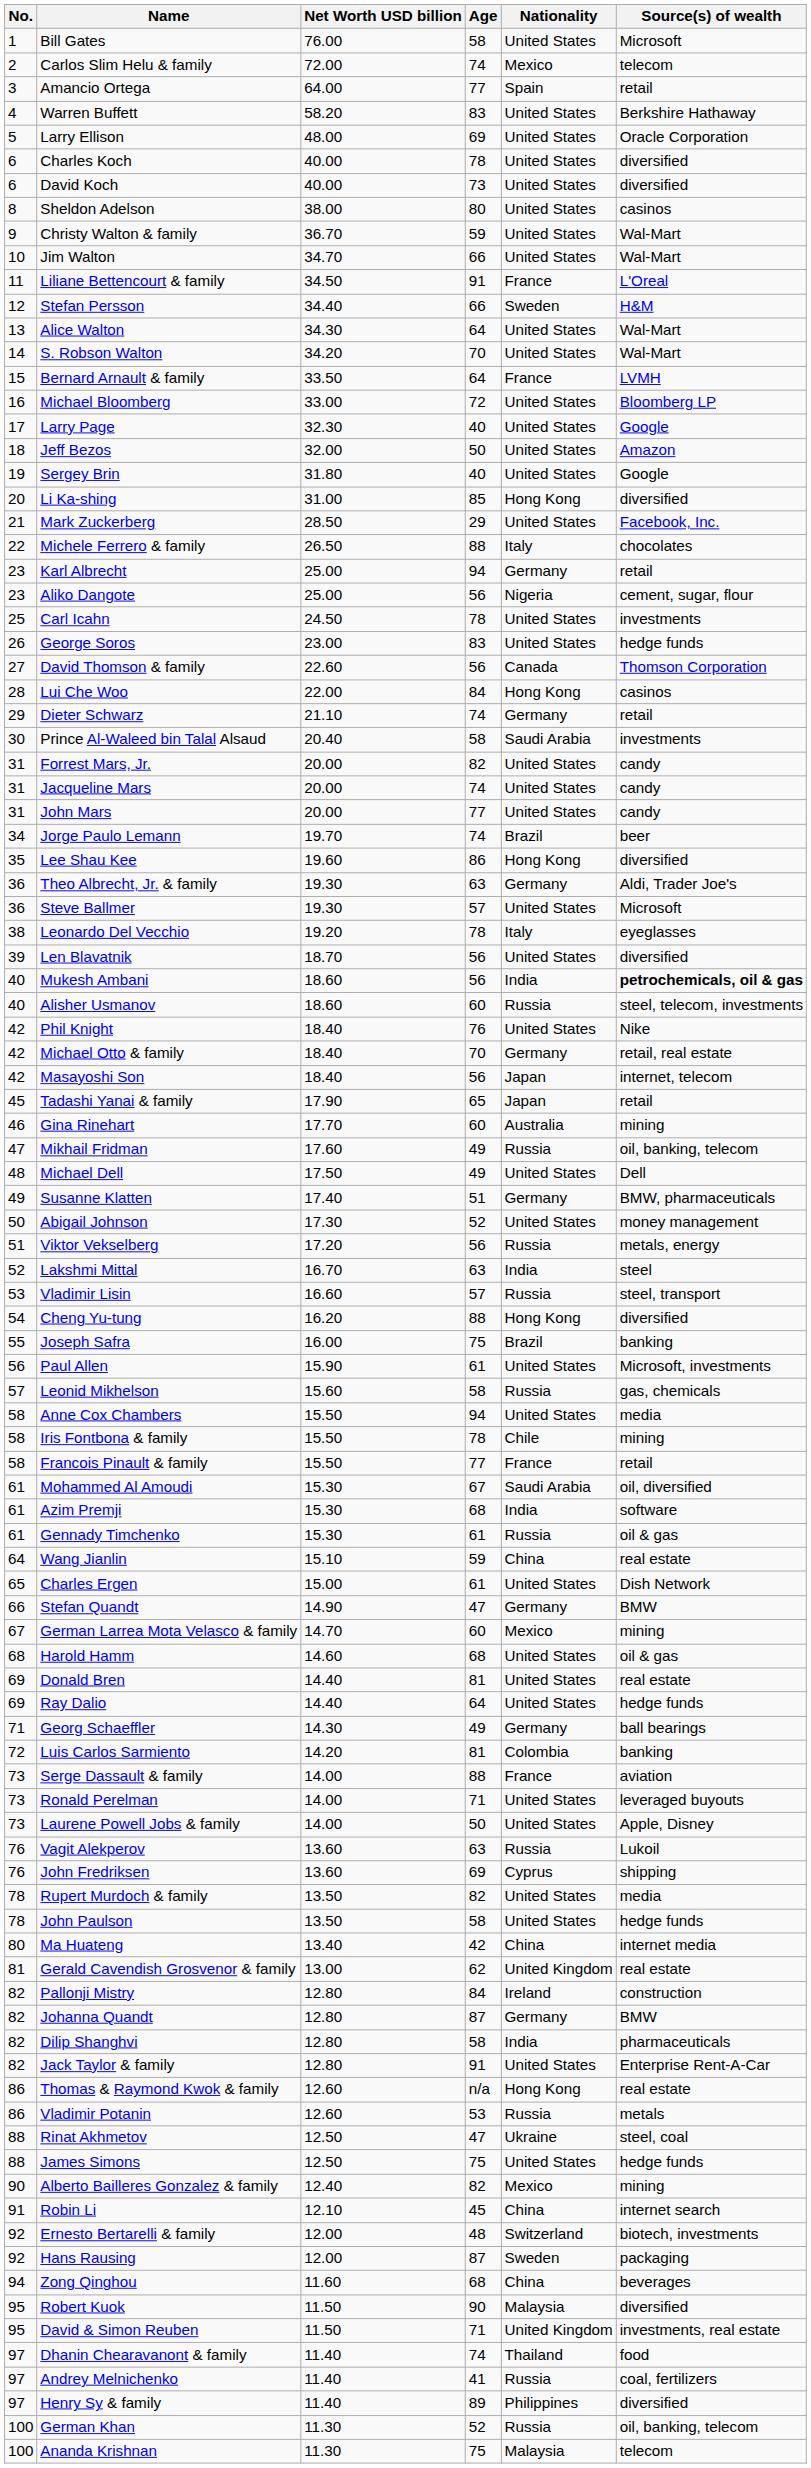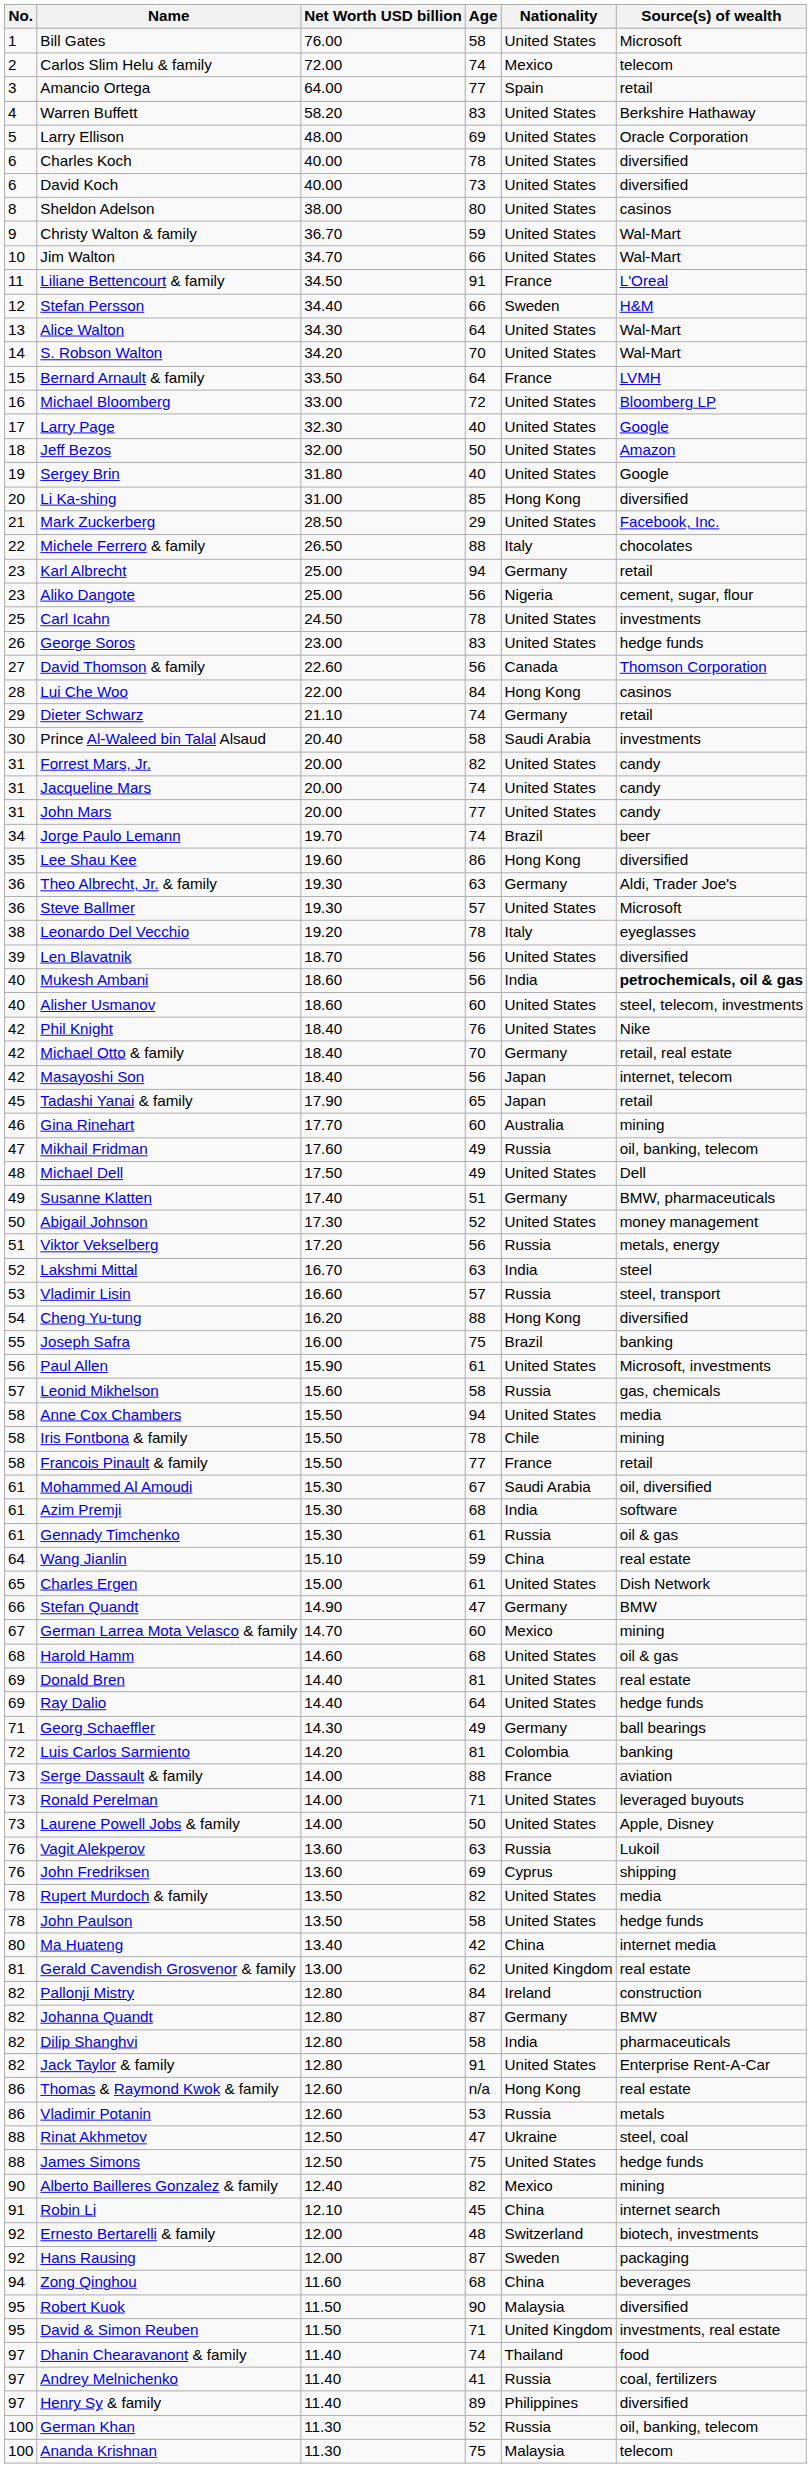(528, 1004) Russia -> (550, 1004) United States
